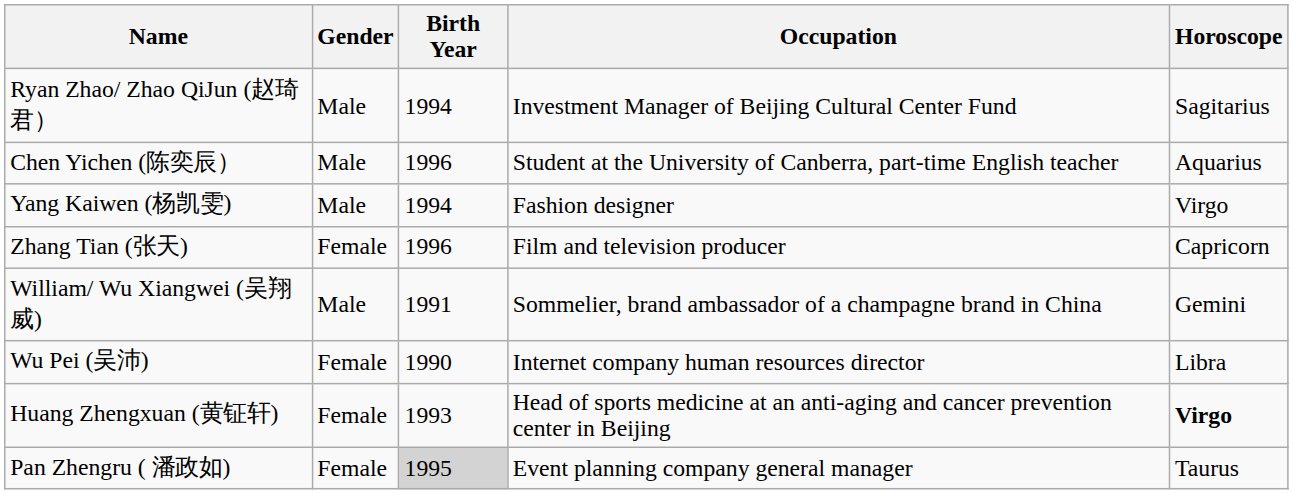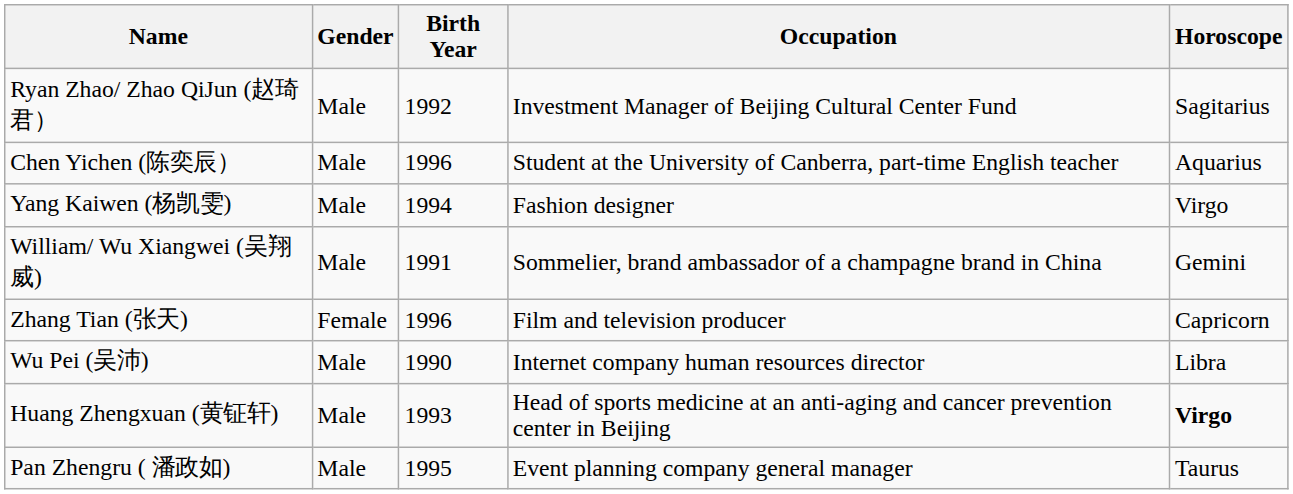(428, 105) 1994 -> (428, 105) 1992
rows swapped: (151, 303) <-> (99, 246)
(352, 361) Female -> (342, 361) Male
(352, 414) Female -> (342, 414) Male
(352, 468) Female -> (342, 468) Male
(428, 468) lightgrey background -> (428, 468) no background
